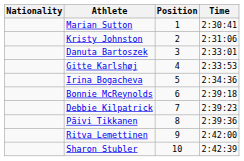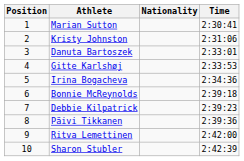columns swapped: (177, 11) <-> (34, 11)
